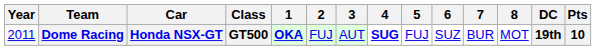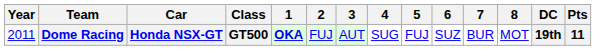(385, 35) bold -> (385, 35) normal
(578, 35) 10 -> (578, 35) 11
